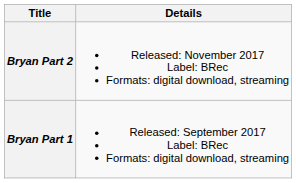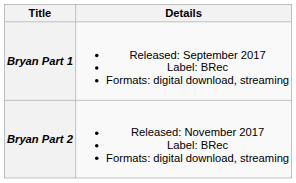rows swapped: (40, 139) <-> (40, 61)
